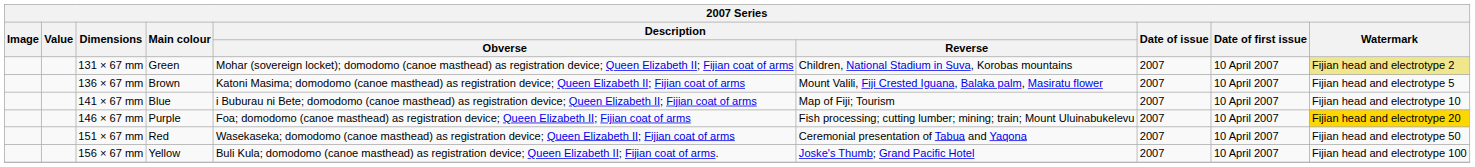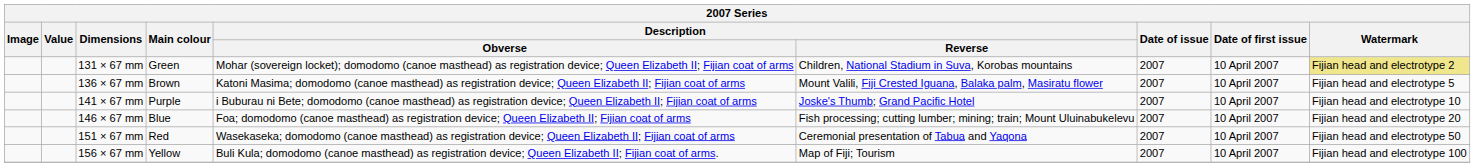(160, 101) Blue -> (165, 101) Purple
(847, 101) Map of Fiji; Tourism -> (887, 101) Joske's Thumb; Grand Pacific Hotel
(165, 119) Purple -> (160, 119) Blue
(1386, 119) gold background -> (1386, 119) no background
(887, 154) Joske's Thumb; Grand Pacific Hotel -> (847, 154) Map of Fiji; Tourism
